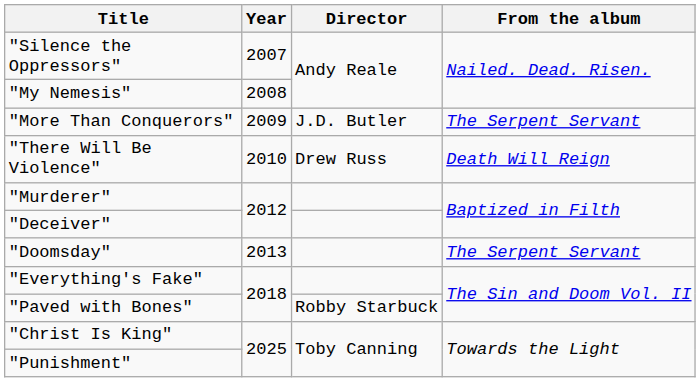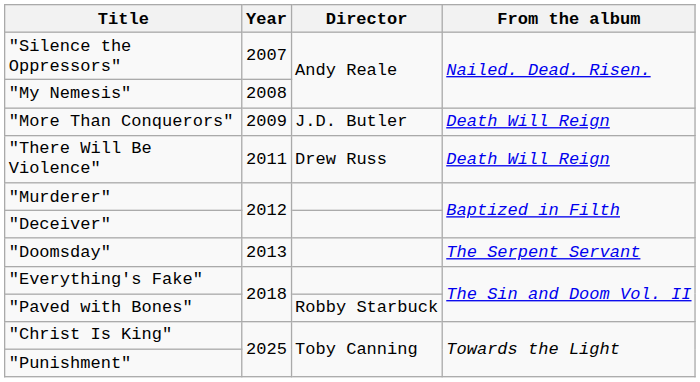(543, 121) The Serpent Servant -> (528, 121) Death Will Reign
(267, 159) 2010 -> (267, 159) 2011
